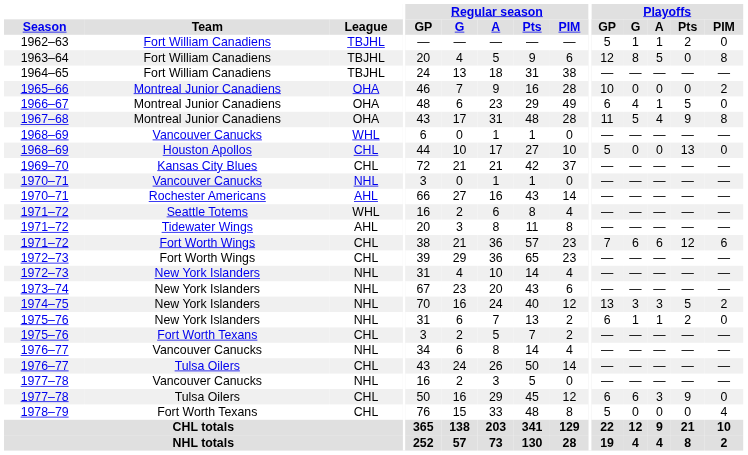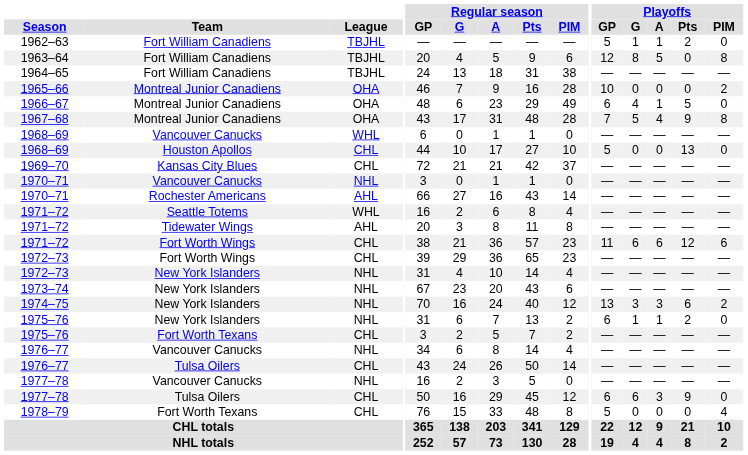(607, 119) 11 -> (607, 119) 7
(607, 242) 7 -> (607, 242) 11
(688, 304) 5 -> (688, 304) 6
